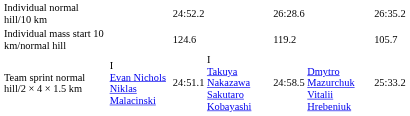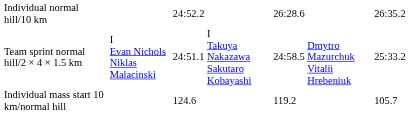rows swapped: (54, 39) <-> (45, 83)
